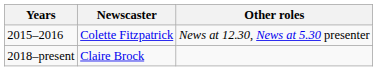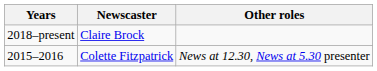rows swapped: (41, 56) <-> (35, 35)
